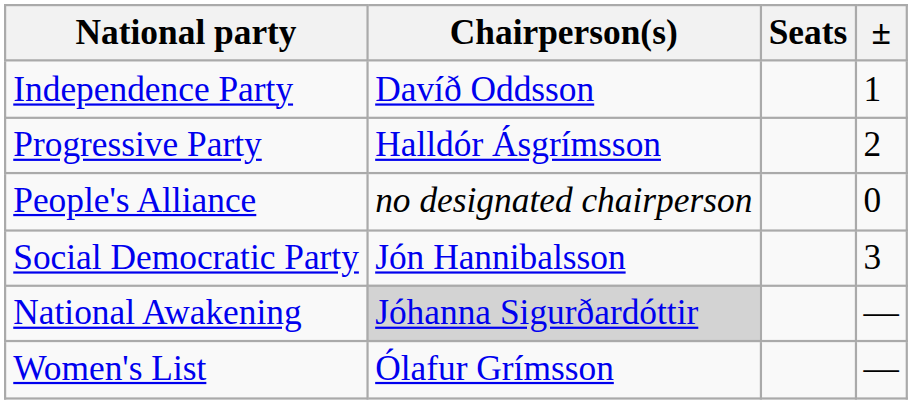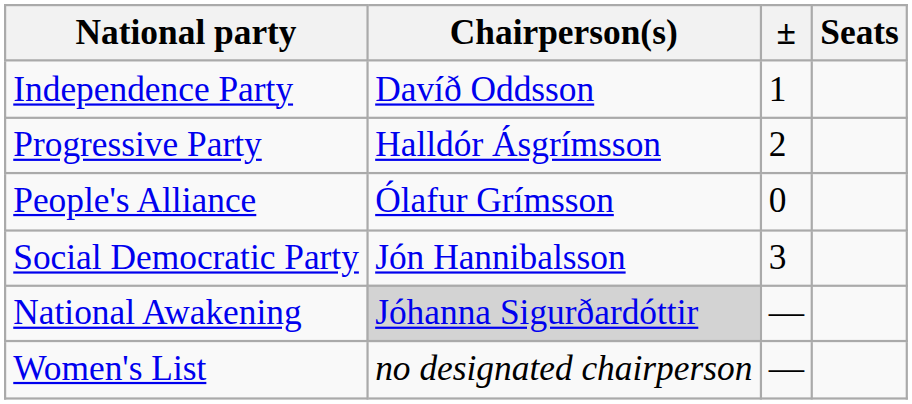columns swapped: (808, 32) <-> (881, 32)
(564, 200) no designated chairperson -> (494, 200) Ólafur Grímsson
(494, 369) Ólafur Grímsson -> (564, 369) no designated chairperson
